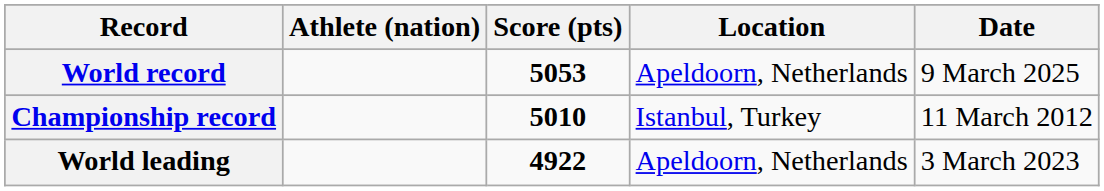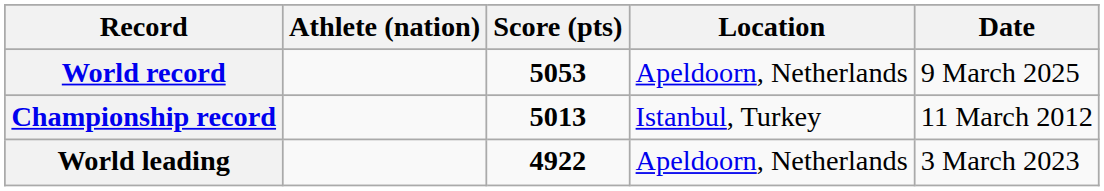(558, 116) 5010 -> (558, 116) 5013
